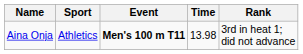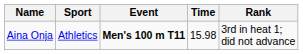(203, 36) 13.98 -> (203, 36) 15.98
